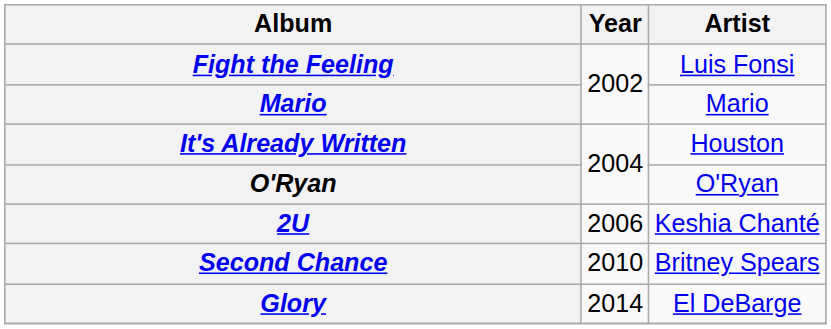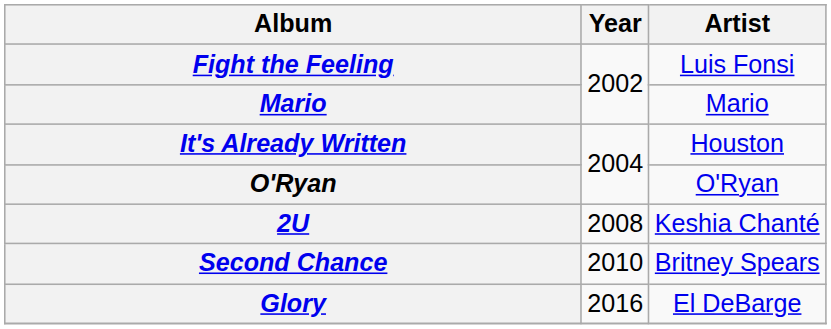(615, 223) 2006 -> (615, 223) 2008
(615, 303) 2014 -> (615, 303) 2016
